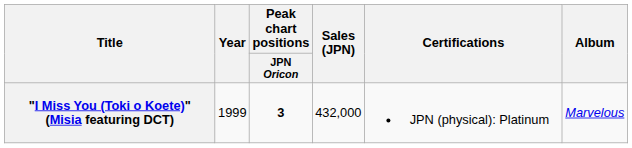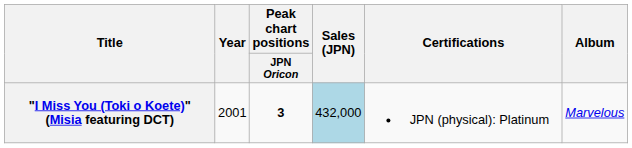(232, 112) 1999 -> (232, 112) 2001
(338, 112) no background -> (338, 112) lightblue background
